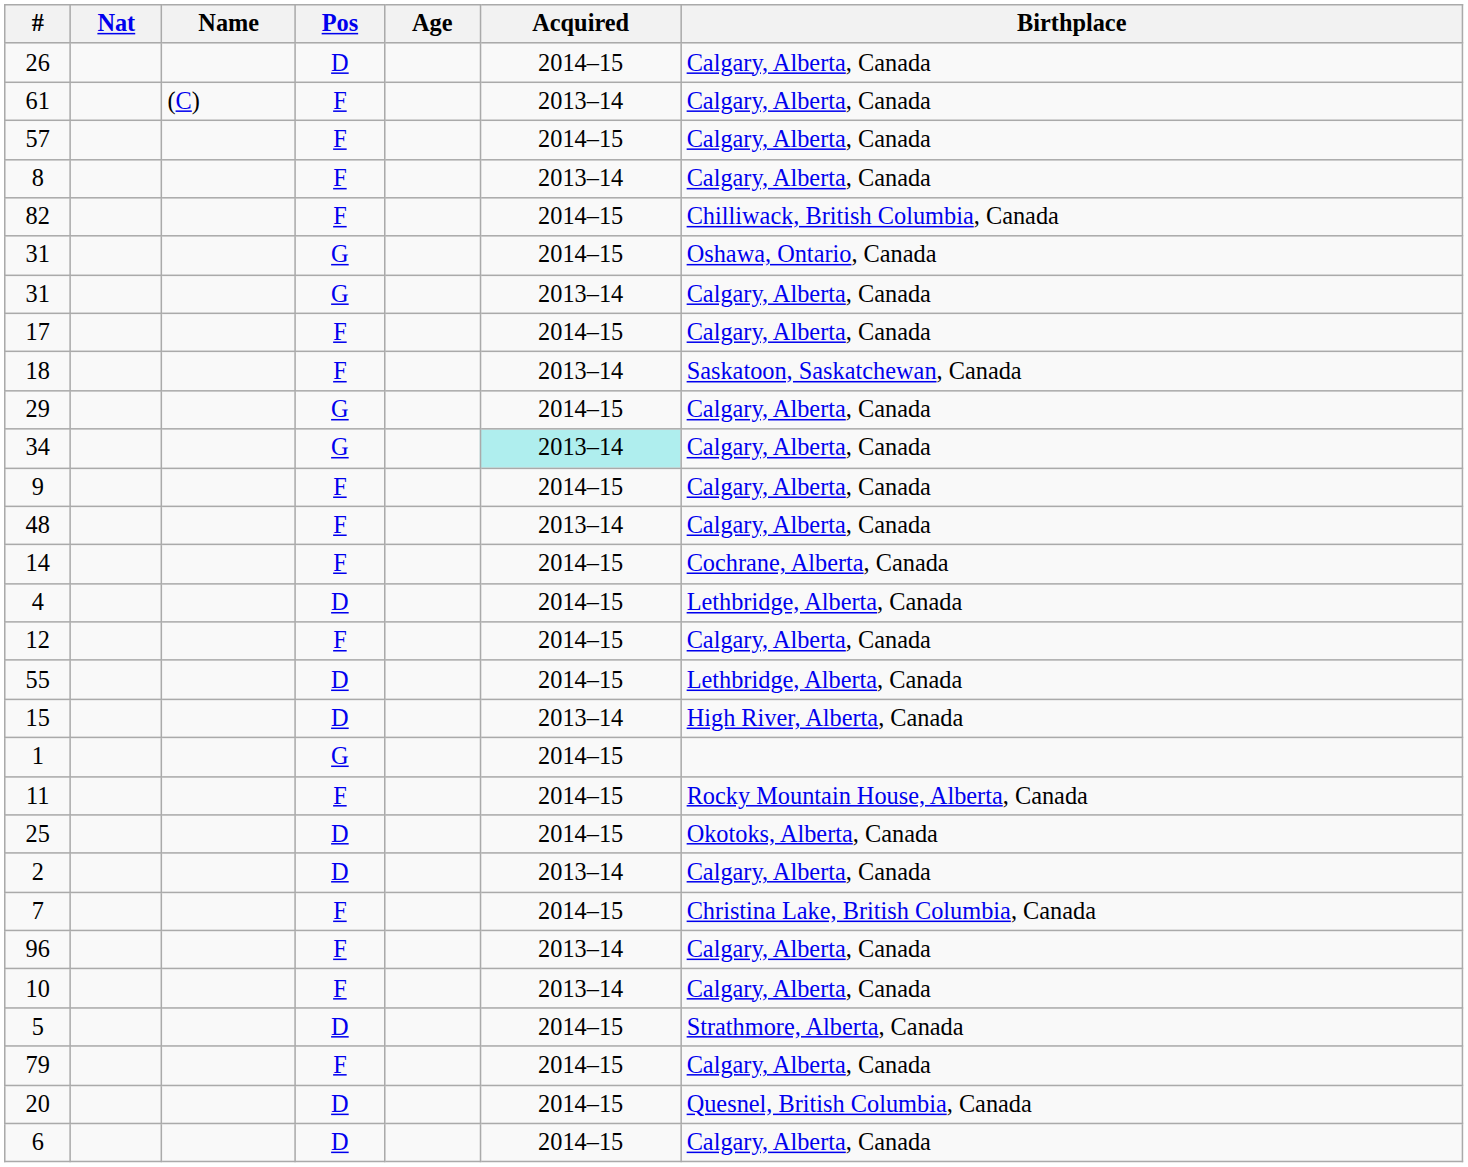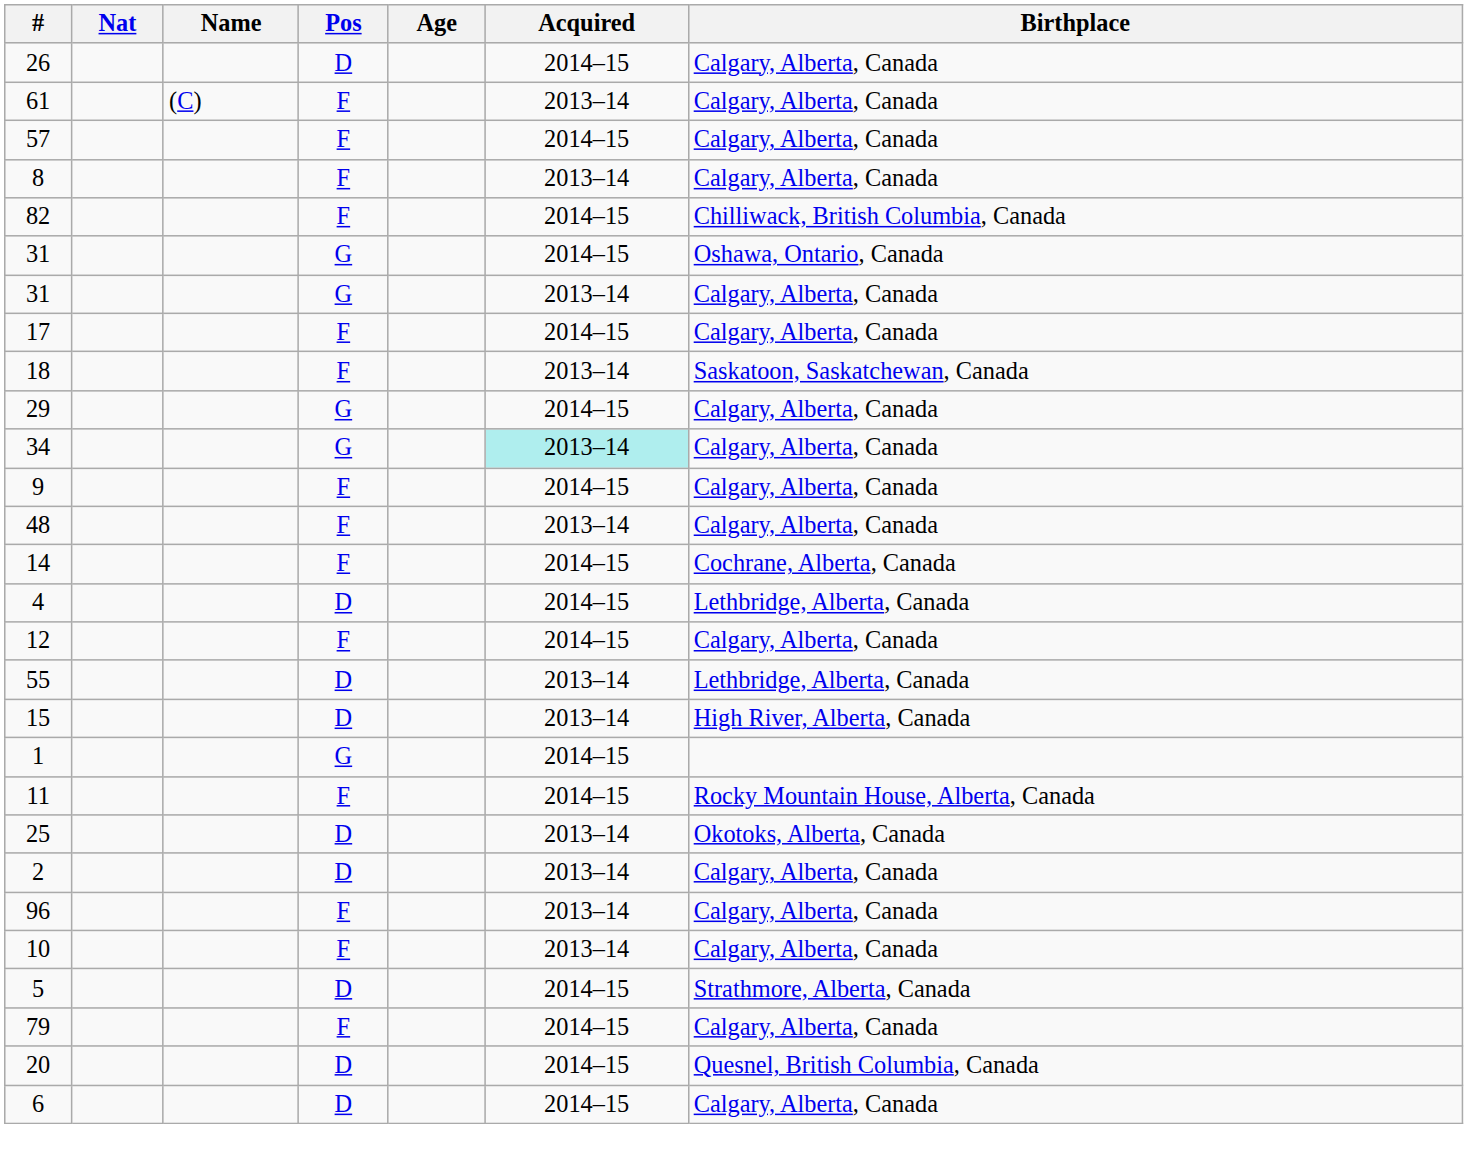(581, 679) 2014–15 -> (587, 679) 2013–14
(581, 833) 2014–15 -> (587, 833) 2013–14
- row: (38, 910)
